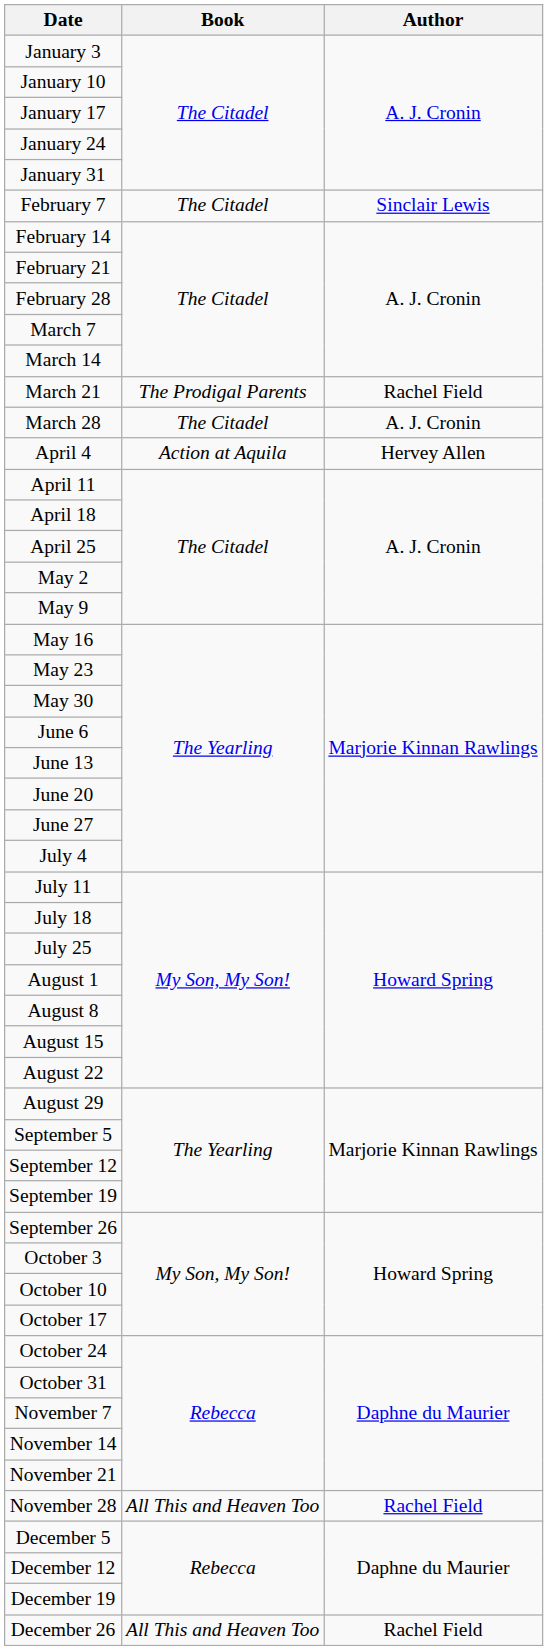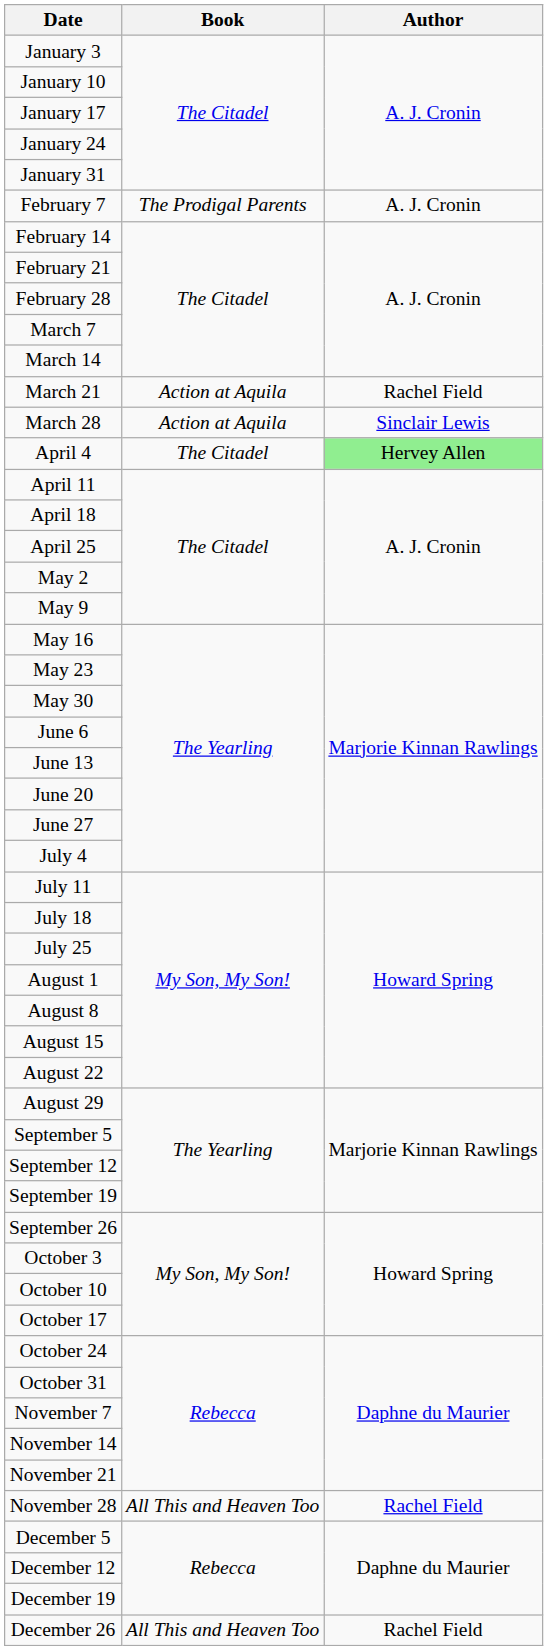(223, 205) The Citadel -> (223, 205) The Prodigal Parents
(433, 205) Sinclair Lewis -> (433, 205) A. J. Cronin
(223, 391) The Prodigal Parents -> (223, 391) Action at Aquila
(223, 422) The Citadel -> (223, 422) Action at Aquila
(433, 422) A. J. Cronin -> (433, 422) Sinclair Lewis
(223, 453) Action at Aquila -> (223, 453) The Citadel
(433, 453) no background -> (433, 453) lightgreen background
